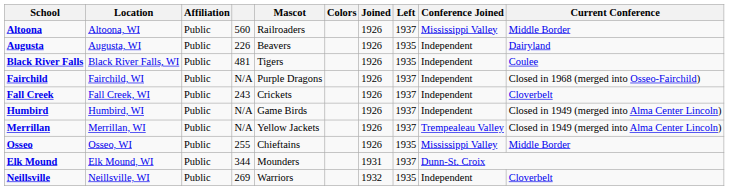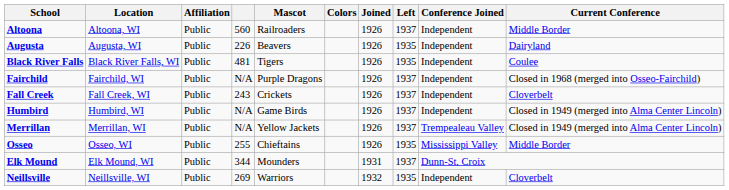(459, 29) Mississippi Valley -> (447, 29) Independent
